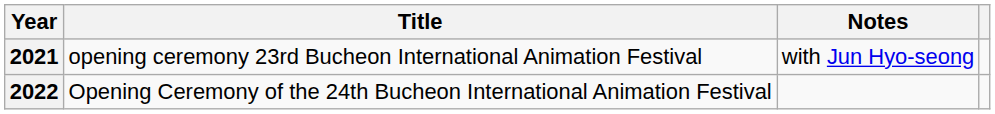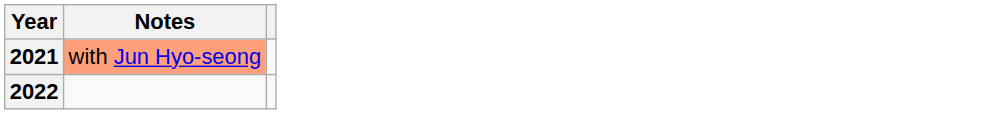- column: (420, 21)
(878, 56) no background -> (165, 56) lightsalmon background
